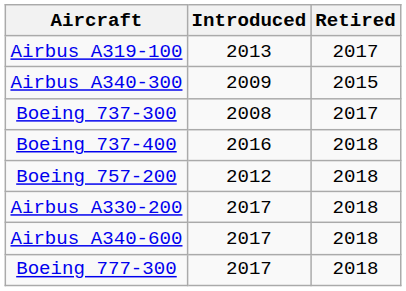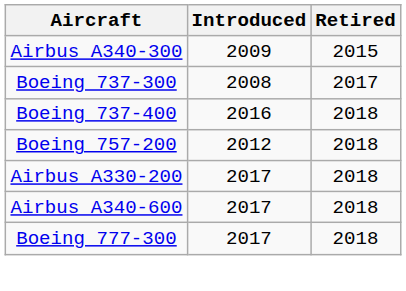- row: (96, 51)
